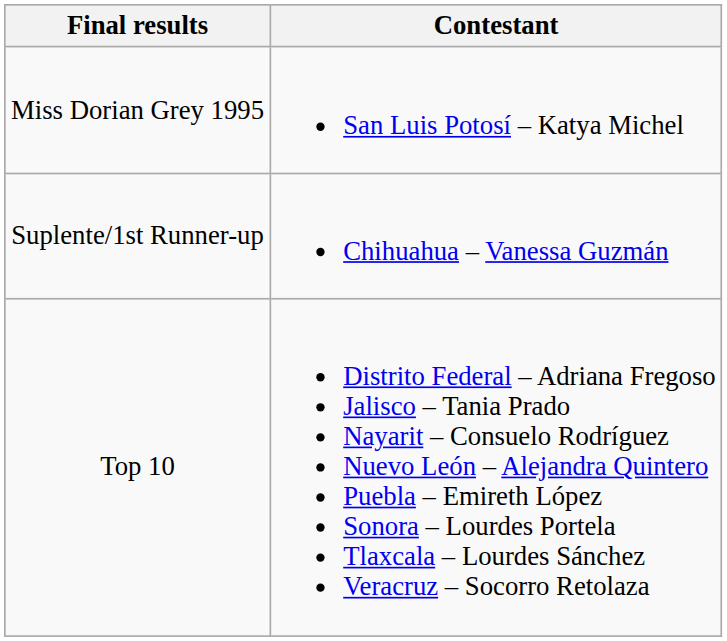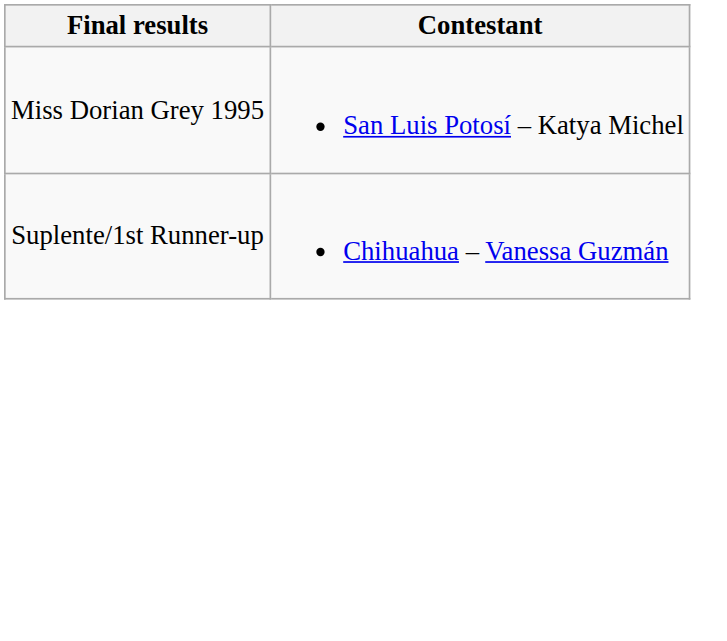- row: (138, 466)
